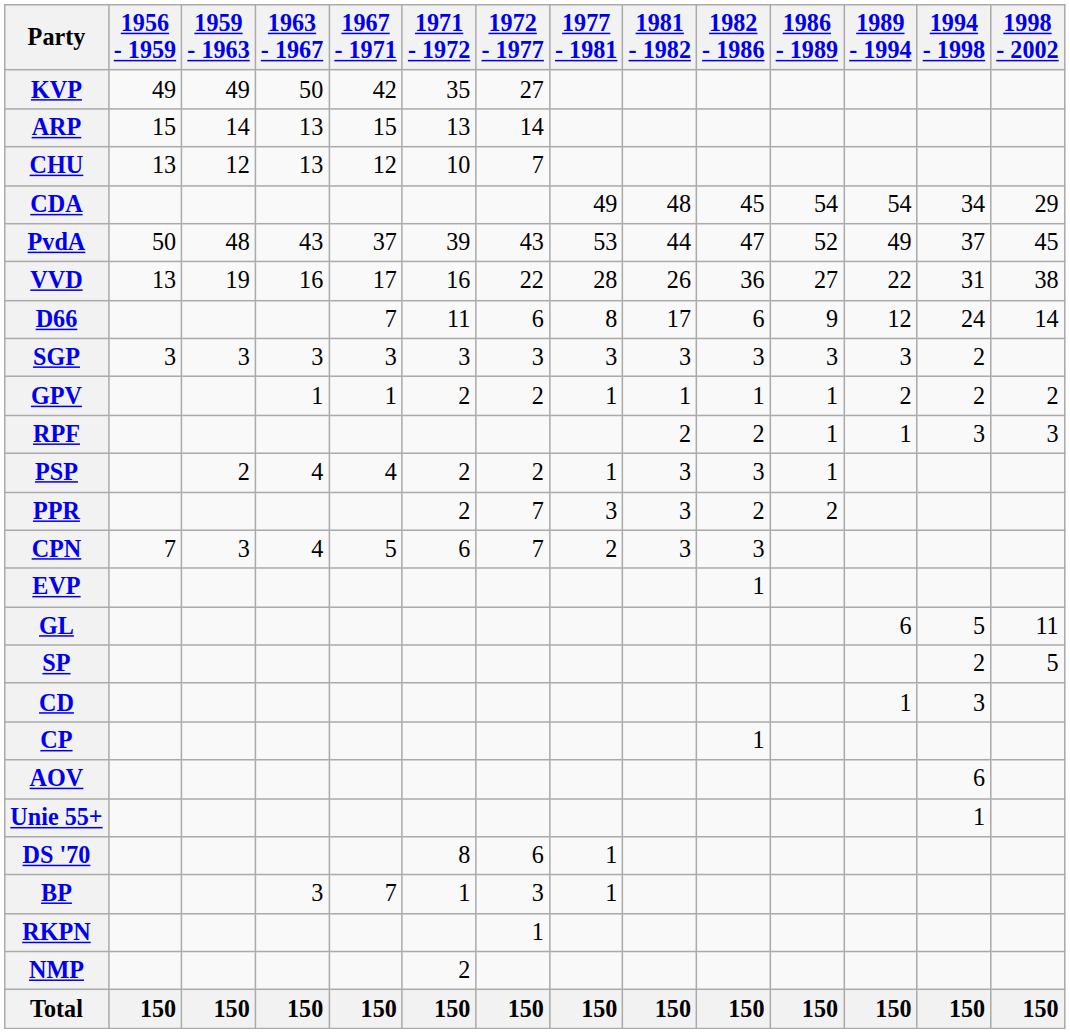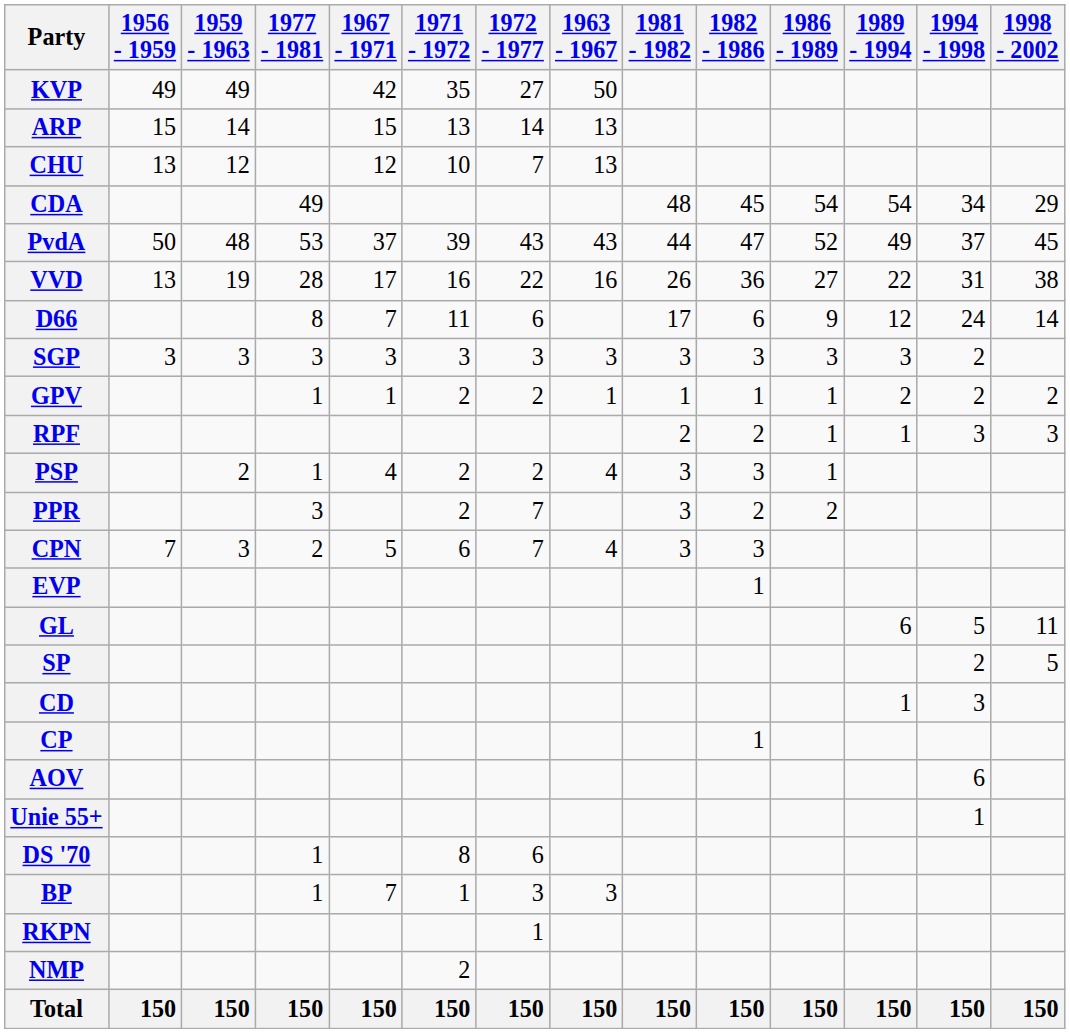columns swapped: (292, 37) <-> (586, 37)
